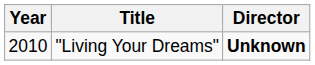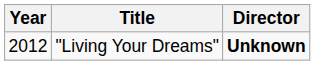(28, 45) 2010 -> (28, 45) 2012
